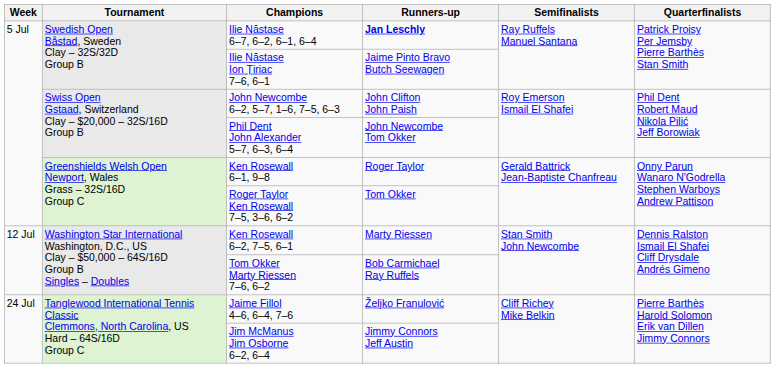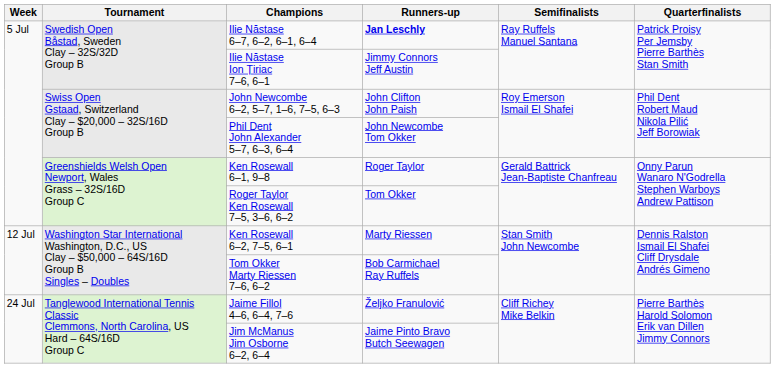(408, 64) Jaime Pinto Bravo Butch Seewagen -> (401, 64) Jimmy Connors Jeff Austin
(401, 337) Jimmy Connors Jeff Austin -> (408, 337) Jaime Pinto Bravo Butch Seewagen
